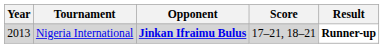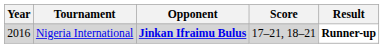(19, 33) 2013 -> (19, 33) 2016
